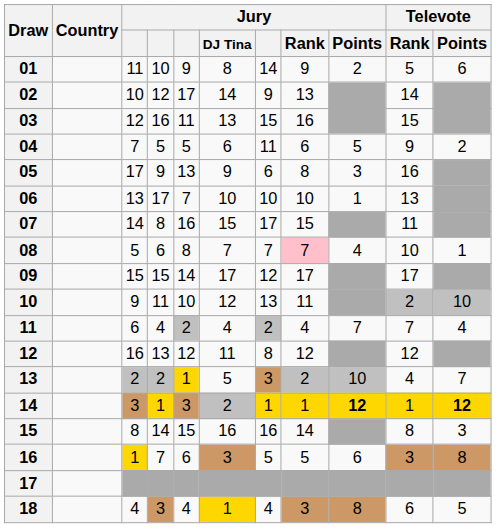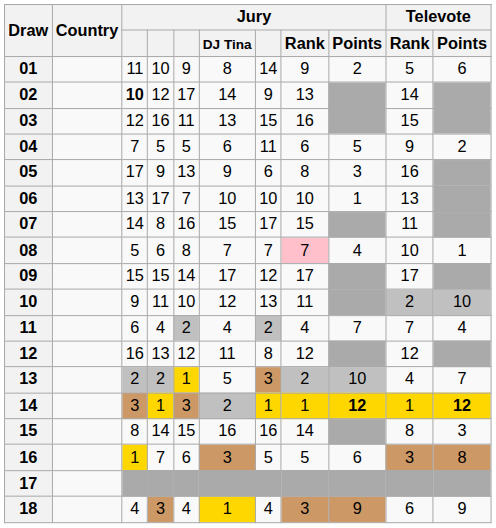(135, 95) normal -> (135, 95) bold
(357, 509) 8 -> (357, 509) 9
(462, 509) 5 -> (462, 509) 9
